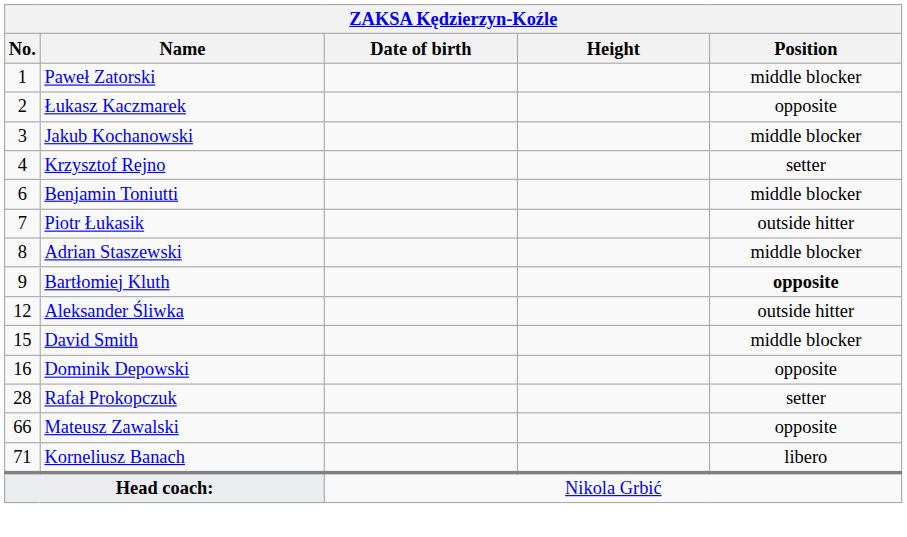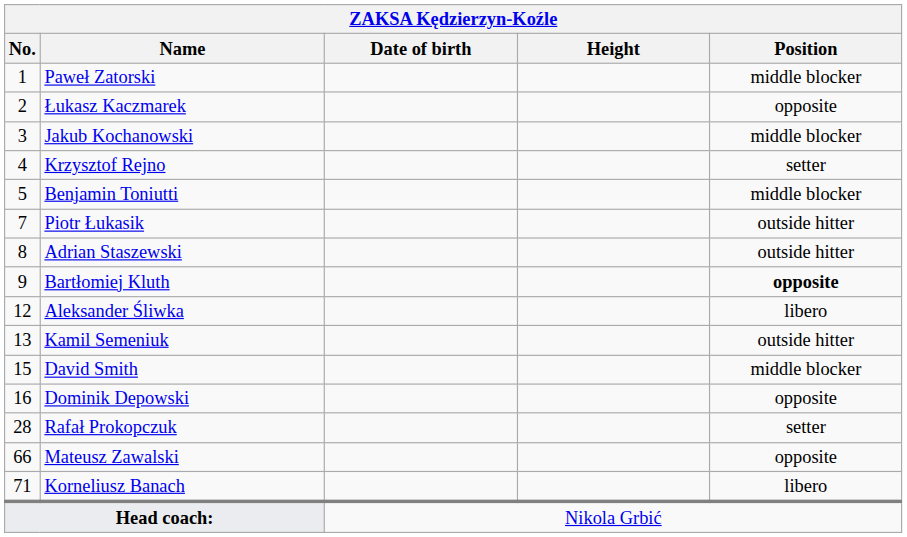(22, 194) 6 -> (22, 194) 5
(806, 252) middle blocker -> (806, 252) outside hitter
(806, 310) outside hitter -> (806, 310) libero
+ row: (106, 340)
